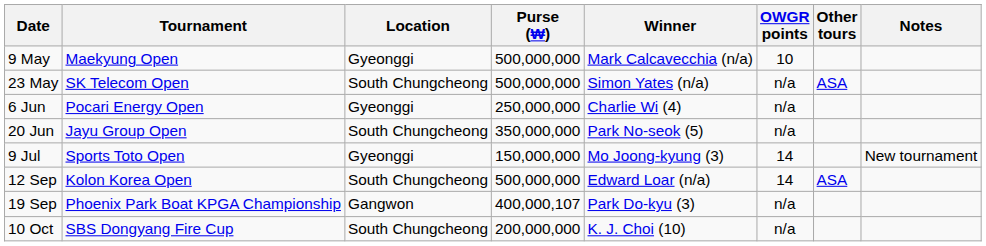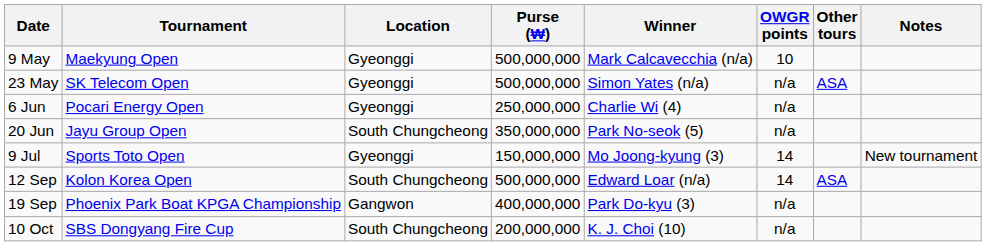(418, 83) South Chungcheong -> (381, 83) Gyeonggi
(538, 204) 400,000,107 -> (538, 204) 400,000,000
